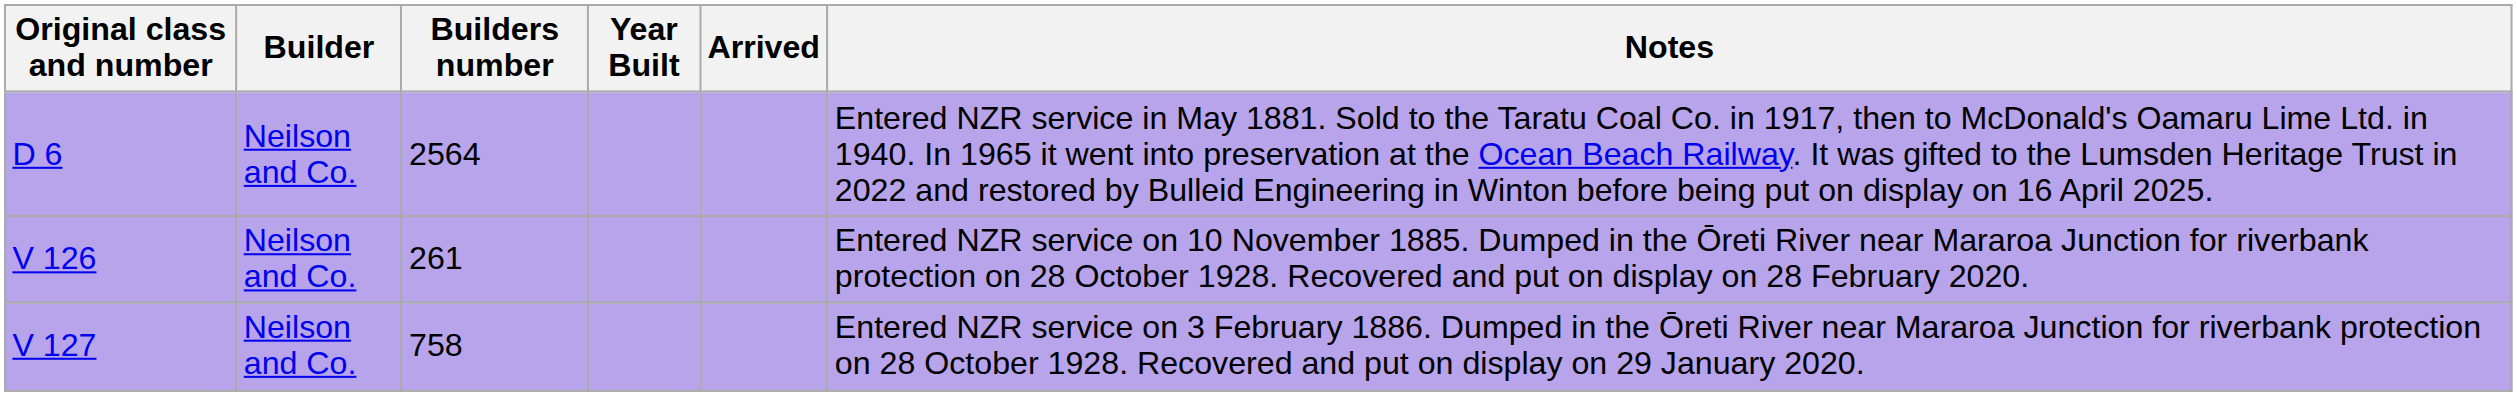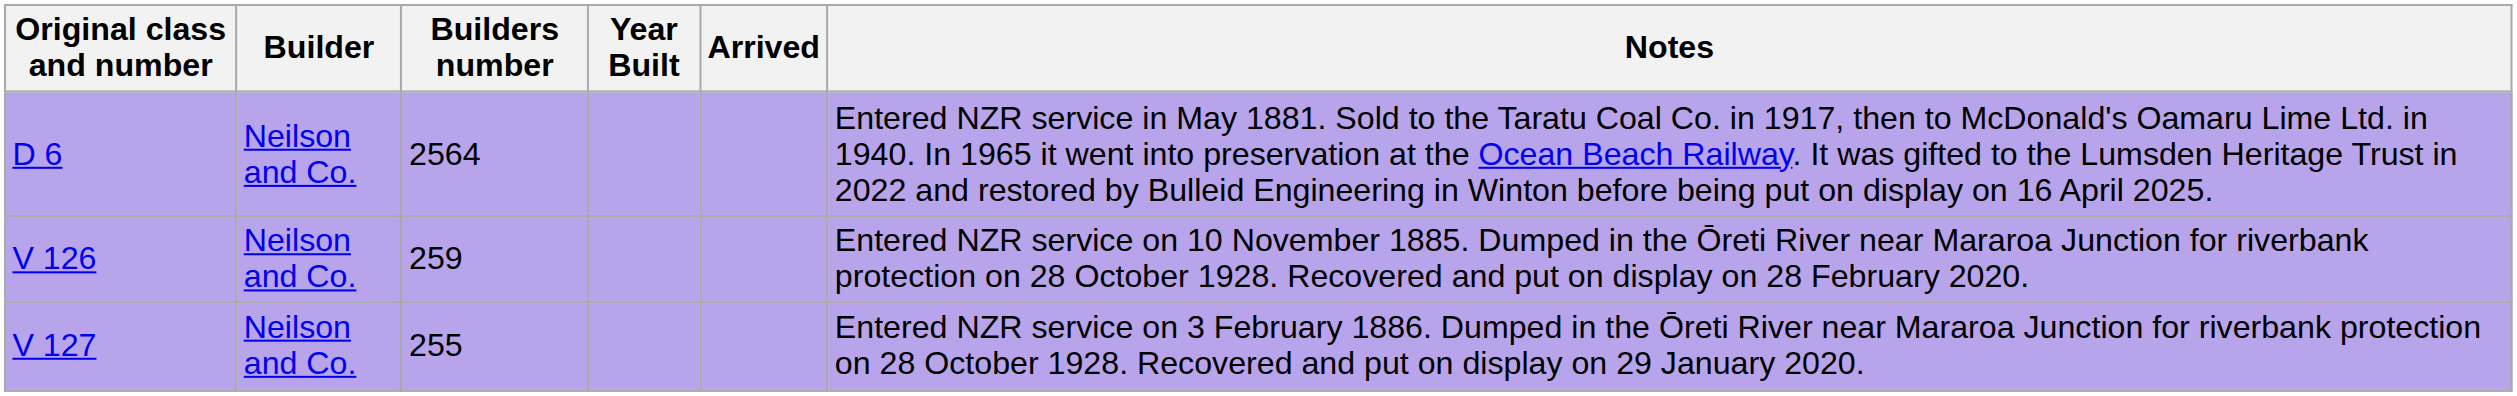(436, 258) 261 -> (436, 258) 259
(436, 345) 758 -> (436, 345) 255
